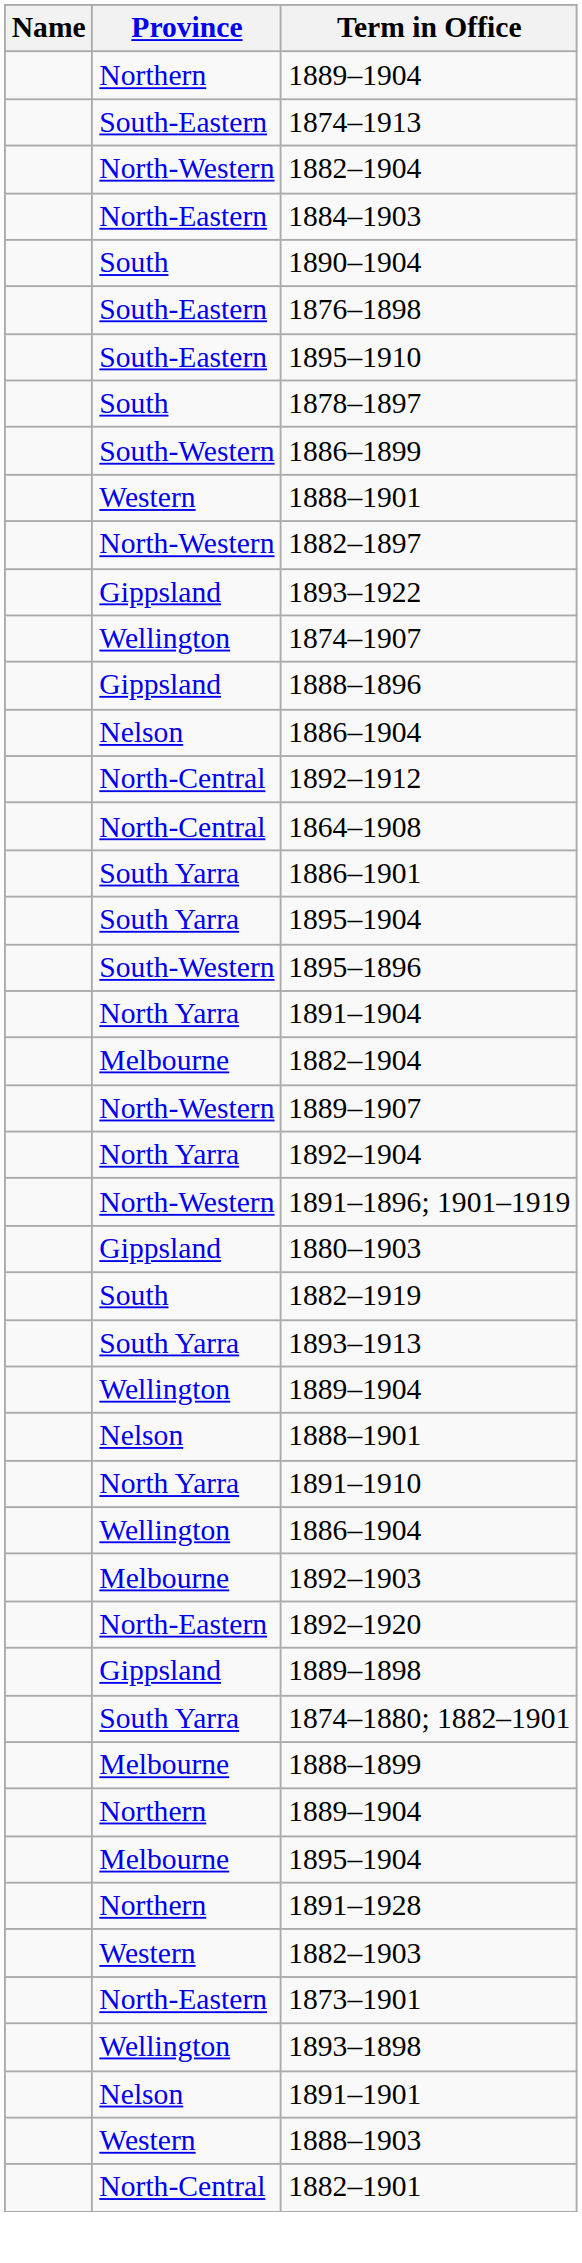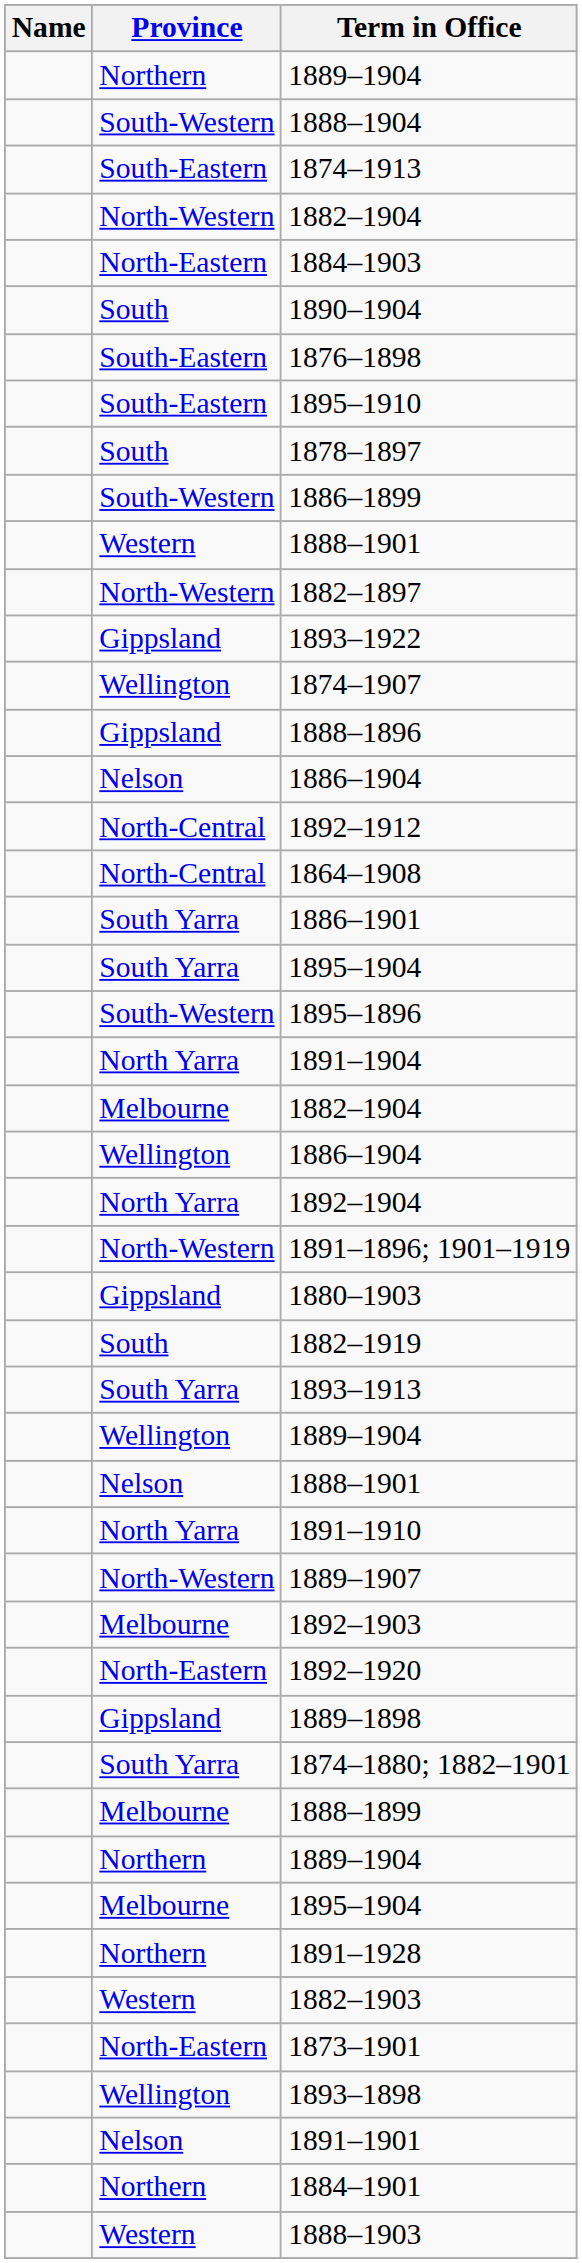+ row: (187, 121)
rows swapped: (165, 1530) <-> (187, 1107)
+ row: (153, 2187)
- row: (182, 2187)
